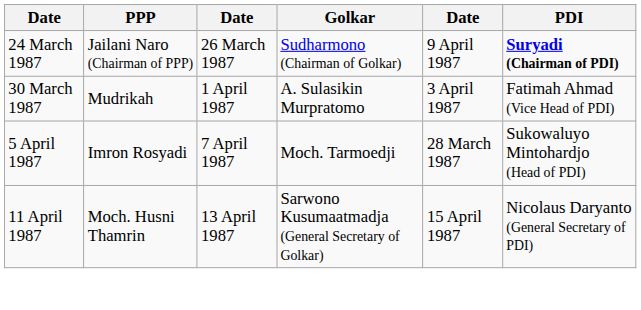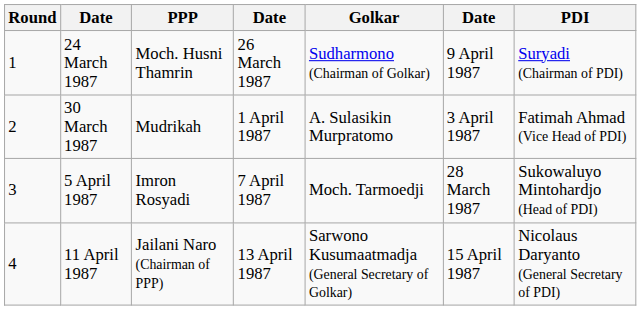+ column: (32, 17)
(140, 53) Jailani Naro (Chairman of PPP) -> (179, 62) Moch. Husni Thamrin
(563, 53) bold -> (571, 62) normal
(131, 226) Moch. Husni Thamrin -> (176, 263) Jailani Naro (Chairman of PPP)
